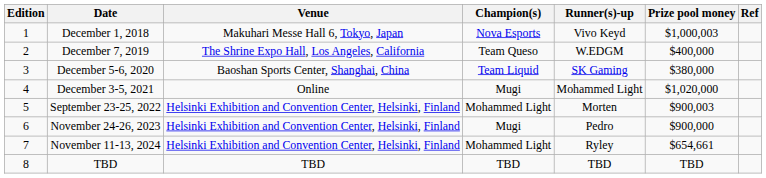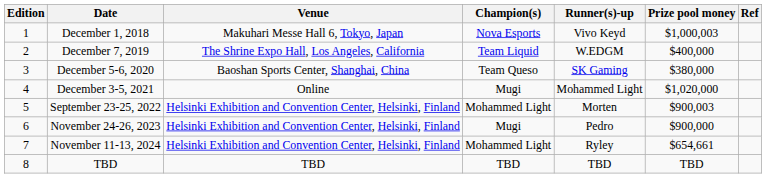(508, 51) Team Queso -> (508, 51) Team Liquid
(508, 70) Team Liquid -> (508, 70) Team Queso
